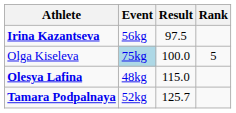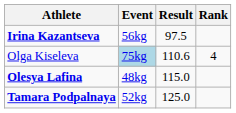(176, 56) 100.0 -> (176, 56) 110.6
(213, 56) 5 -> (213, 56) 4
(176, 97) 125.7 -> (176, 97) 125.0
